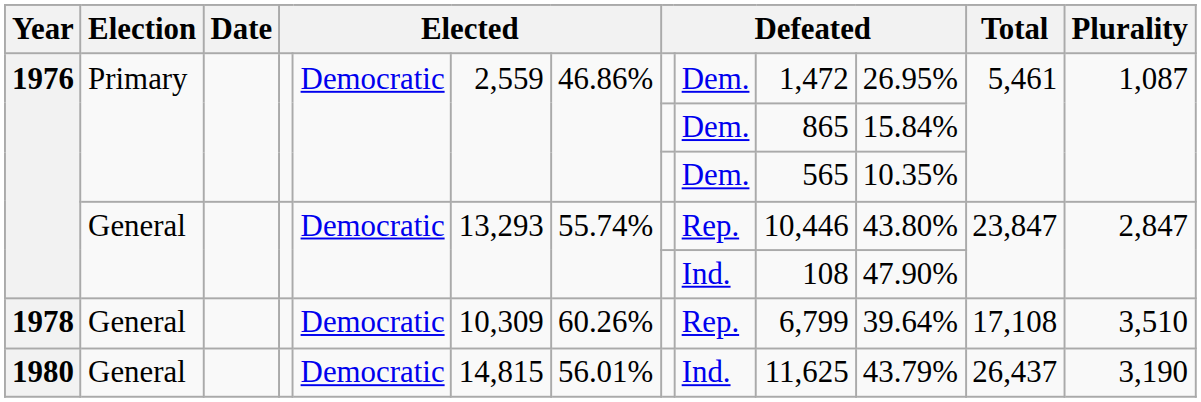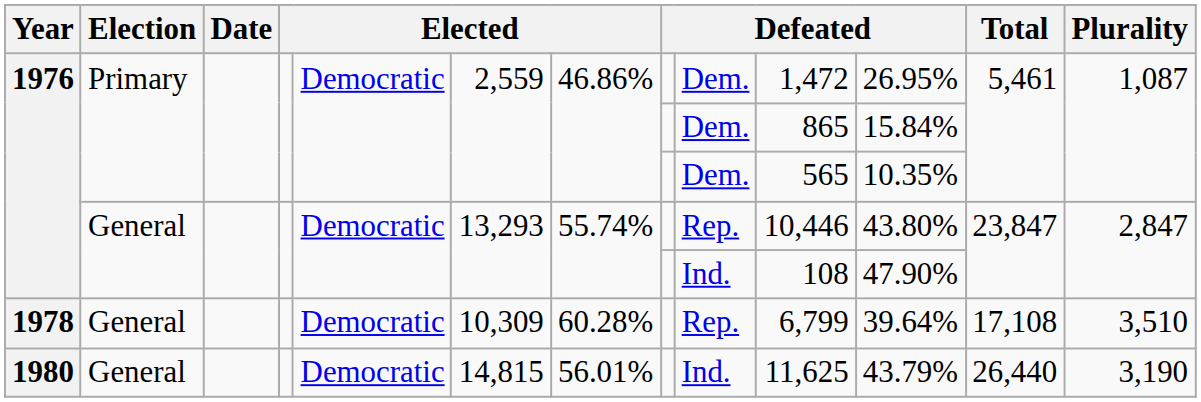(606, 322) 60.26% -> (606, 322) 60.28%
(1015, 371) 26,437 -> (1015, 371) 26,440
